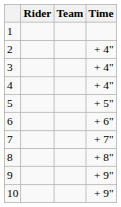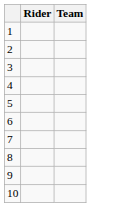- column: (101, 13)
